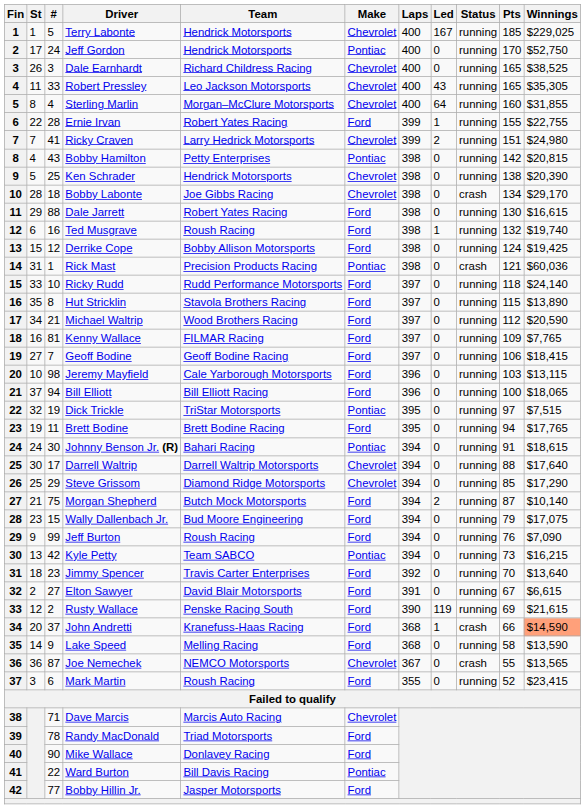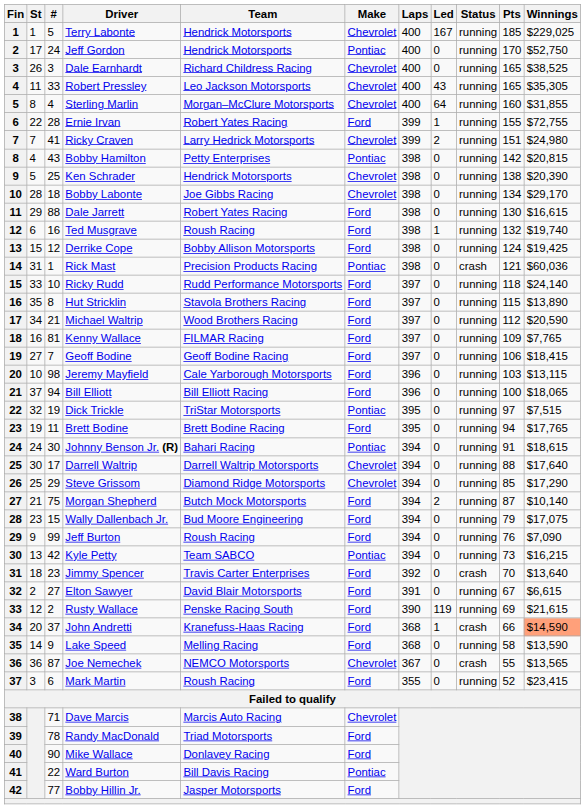(547, 122) $22,755 -> (547, 122) $72,755
(473, 194) crash -> (478, 194) running
(478, 573) running -> (473, 573) crash
